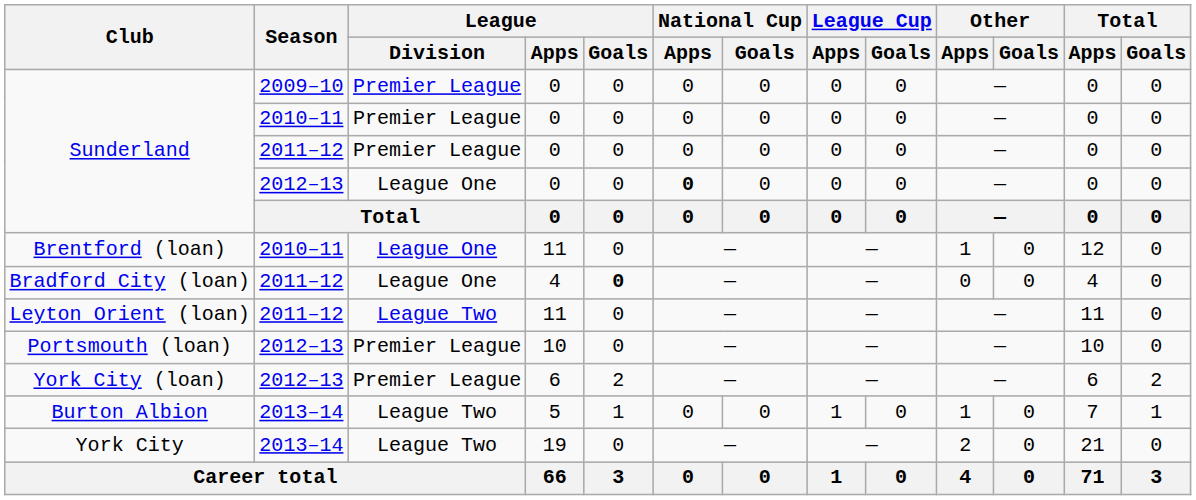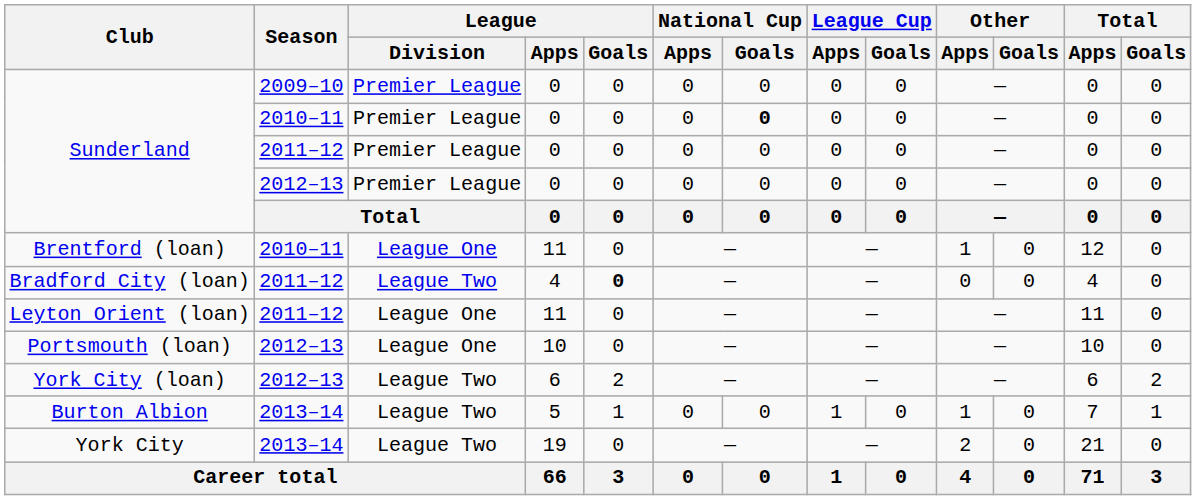(765, 119) normal -> (765, 119) bold
(437, 184) League One -> (437, 184) Premier League
(688, 184) bold -> (688, 184) normal
(437, 282) League One -> (437, 282) League Two
(437, 315) League Two -> (437, 315) League One
(437, 347) Premier League -> (437, 347) League One
(437, 380) Premier League -> (437, 380) League Two
